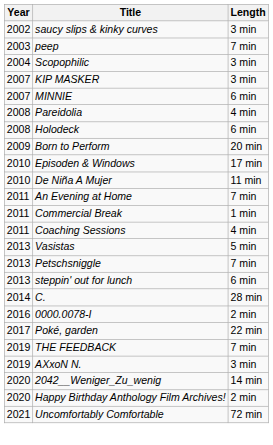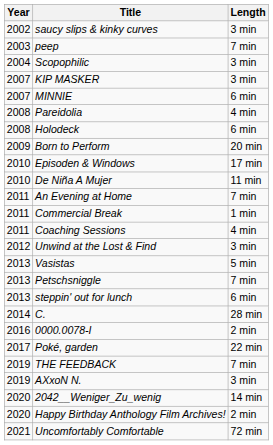+ row: (96, 247)
